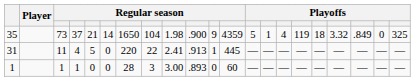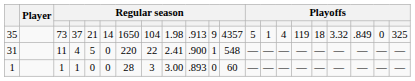(197, 34) .900 -> (197, 34) .913
(232, 34) 4359 -> (232, 34) 4357
(197, 51) .913 -> (197, 51) .900
(232, 51) 445 -> (232, 51) 548
